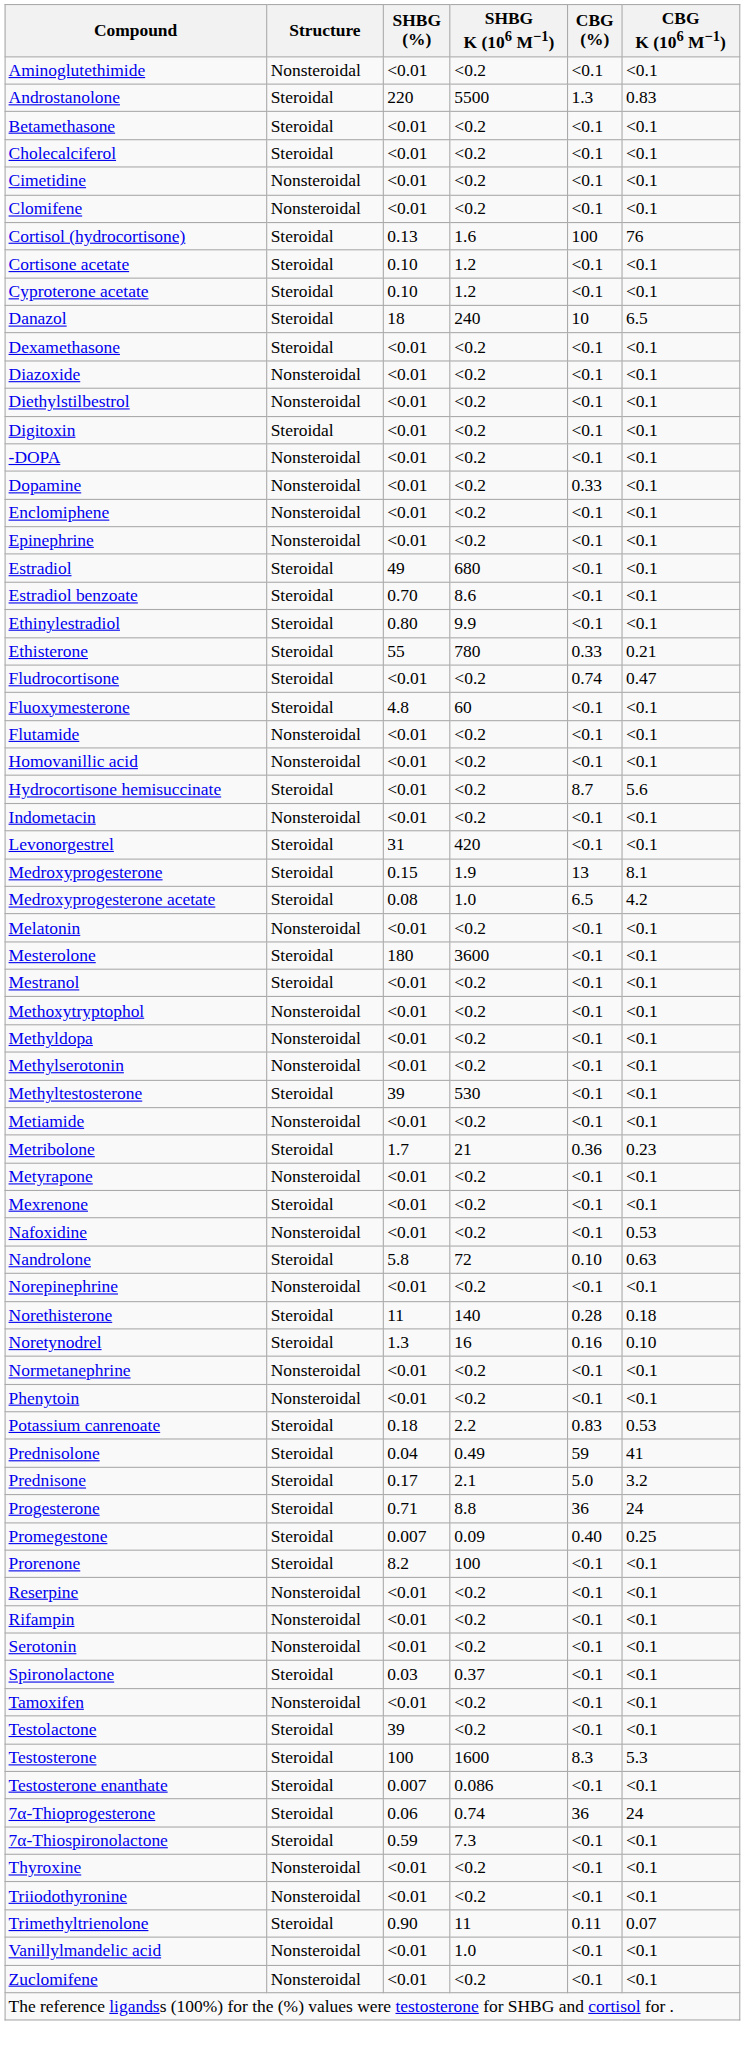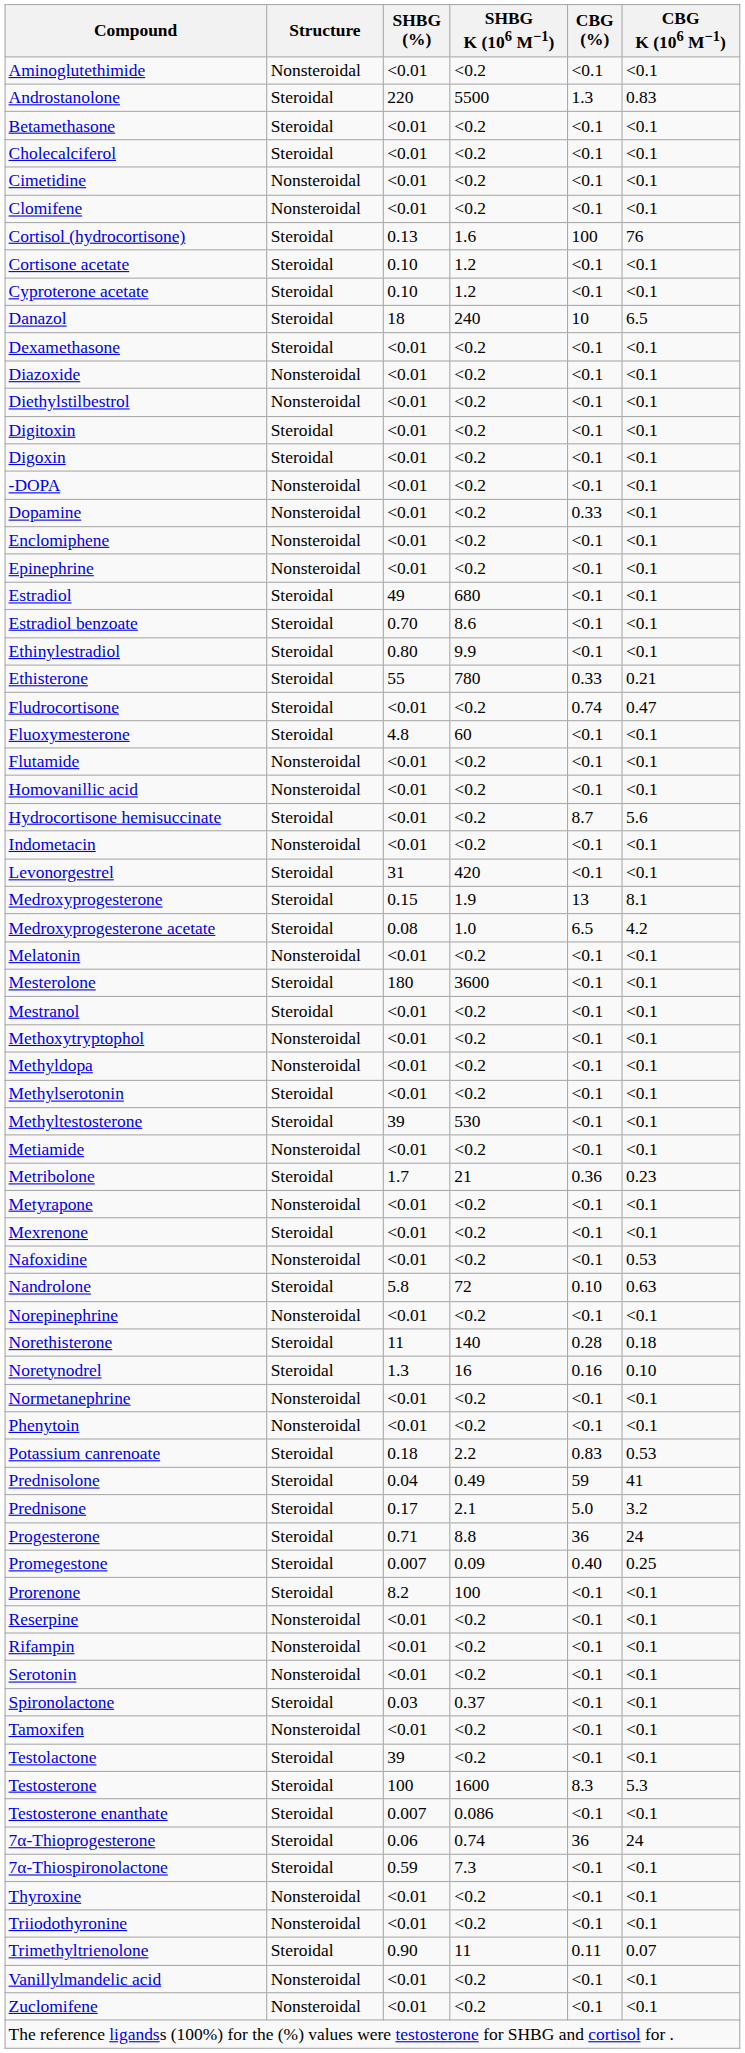+ row: (37, 457)
(316, 1066) Nonsteroidal -> (302, 1093) Steroidal
(465, 1951) 1.0 -> (470, 1978) <0.2
